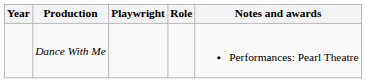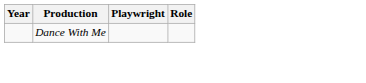- column: (278, 14)
